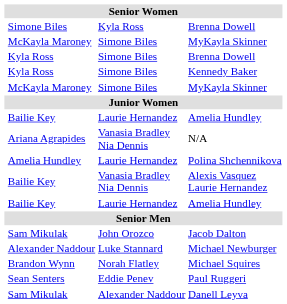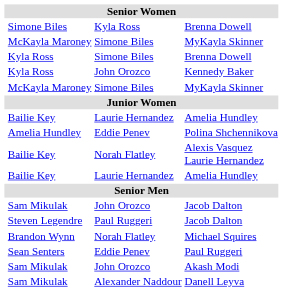(128, 72) Simone Biles -> (122, 72) John Orozco
- row: (47, 139)
(138, 160) Laurie Hernandez -> (122, 132) Eddie Penev
(134, 181) Vanasia Bradley Nia Dennis -> (125, 154) Norah Flatley
+ row: (45, 221)
- row: (52, 248)
+ row: (38, 266)
